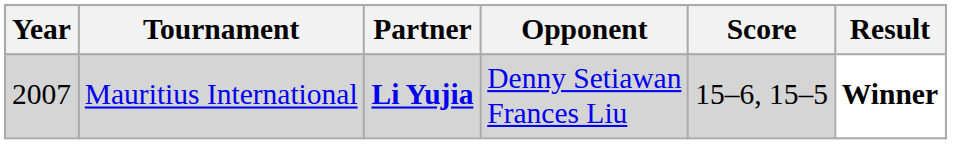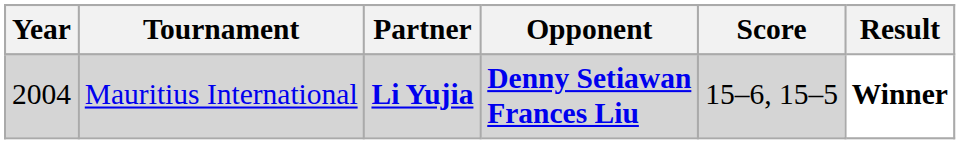(41, 95) 2007 -> (41, 95) 2004
(584, 95) normal -> (589, 95) bold
